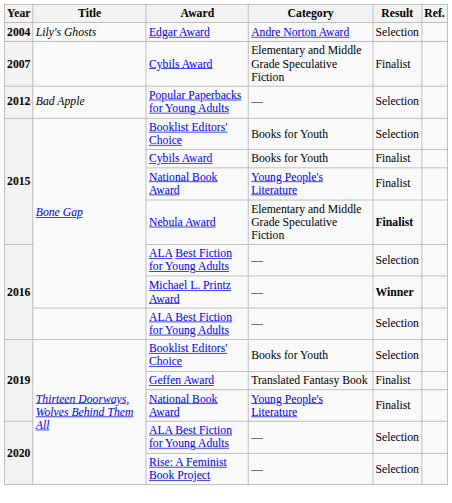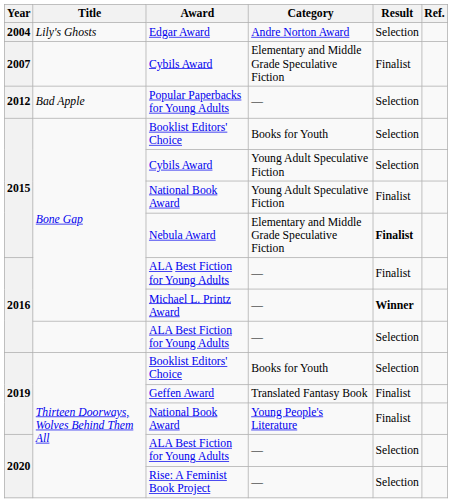(290, 158) Books for Youth -> (310, 165) Young Adult Speculative Fiction
(393, 158) Finalist -> (397, 165) Selection
(287, 184) Young People's Literature -> (310, 197) Young Adult Speculative Fiction
(397, 260) Selection -> (393, 273) Finalist
